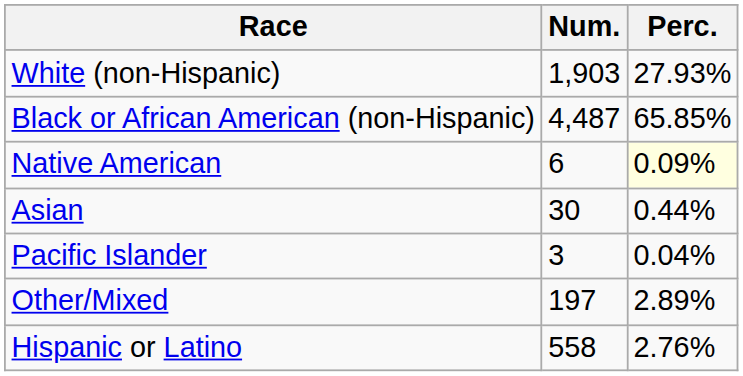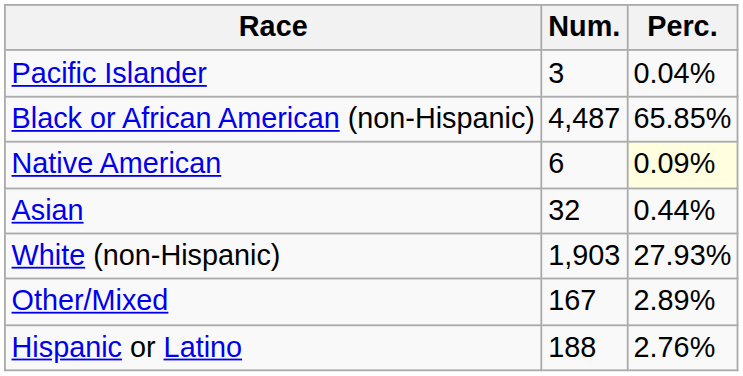rows swapped: (146, 73) <-> (109, 255)
(564, 210) 30 -> (564, 210) 32
(572, 301) 197 -> (572, 301) 167
(572, 347) 558 -> (572, 347) 188
